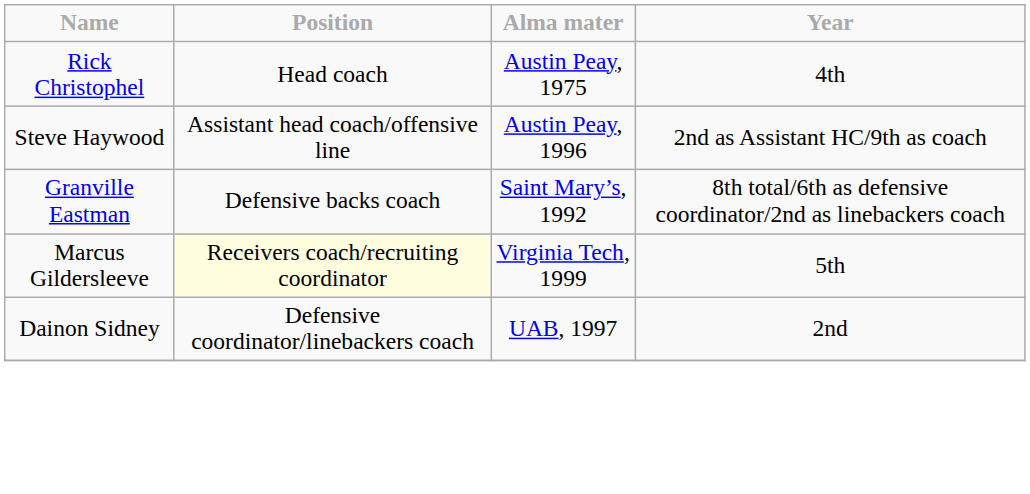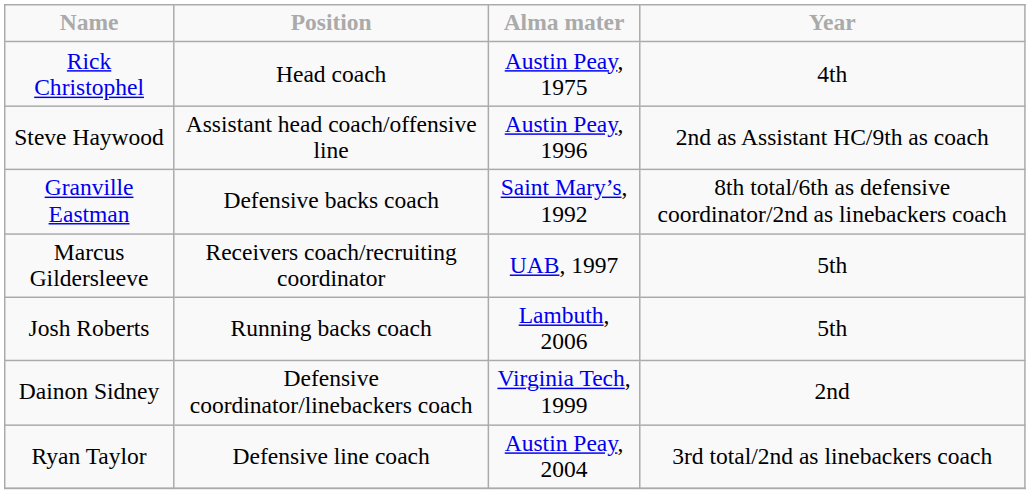(333, 264) lightyellow background -> (331, 264) no background
(563, 264) Virginia Tech, 1999 -> (564, 264) UAB, 1997
+ row: (89, 328)
(563, 328) UAB, 1997 -> (564, 392) Virginia Tech, 1999
+ row: (89, 456)
